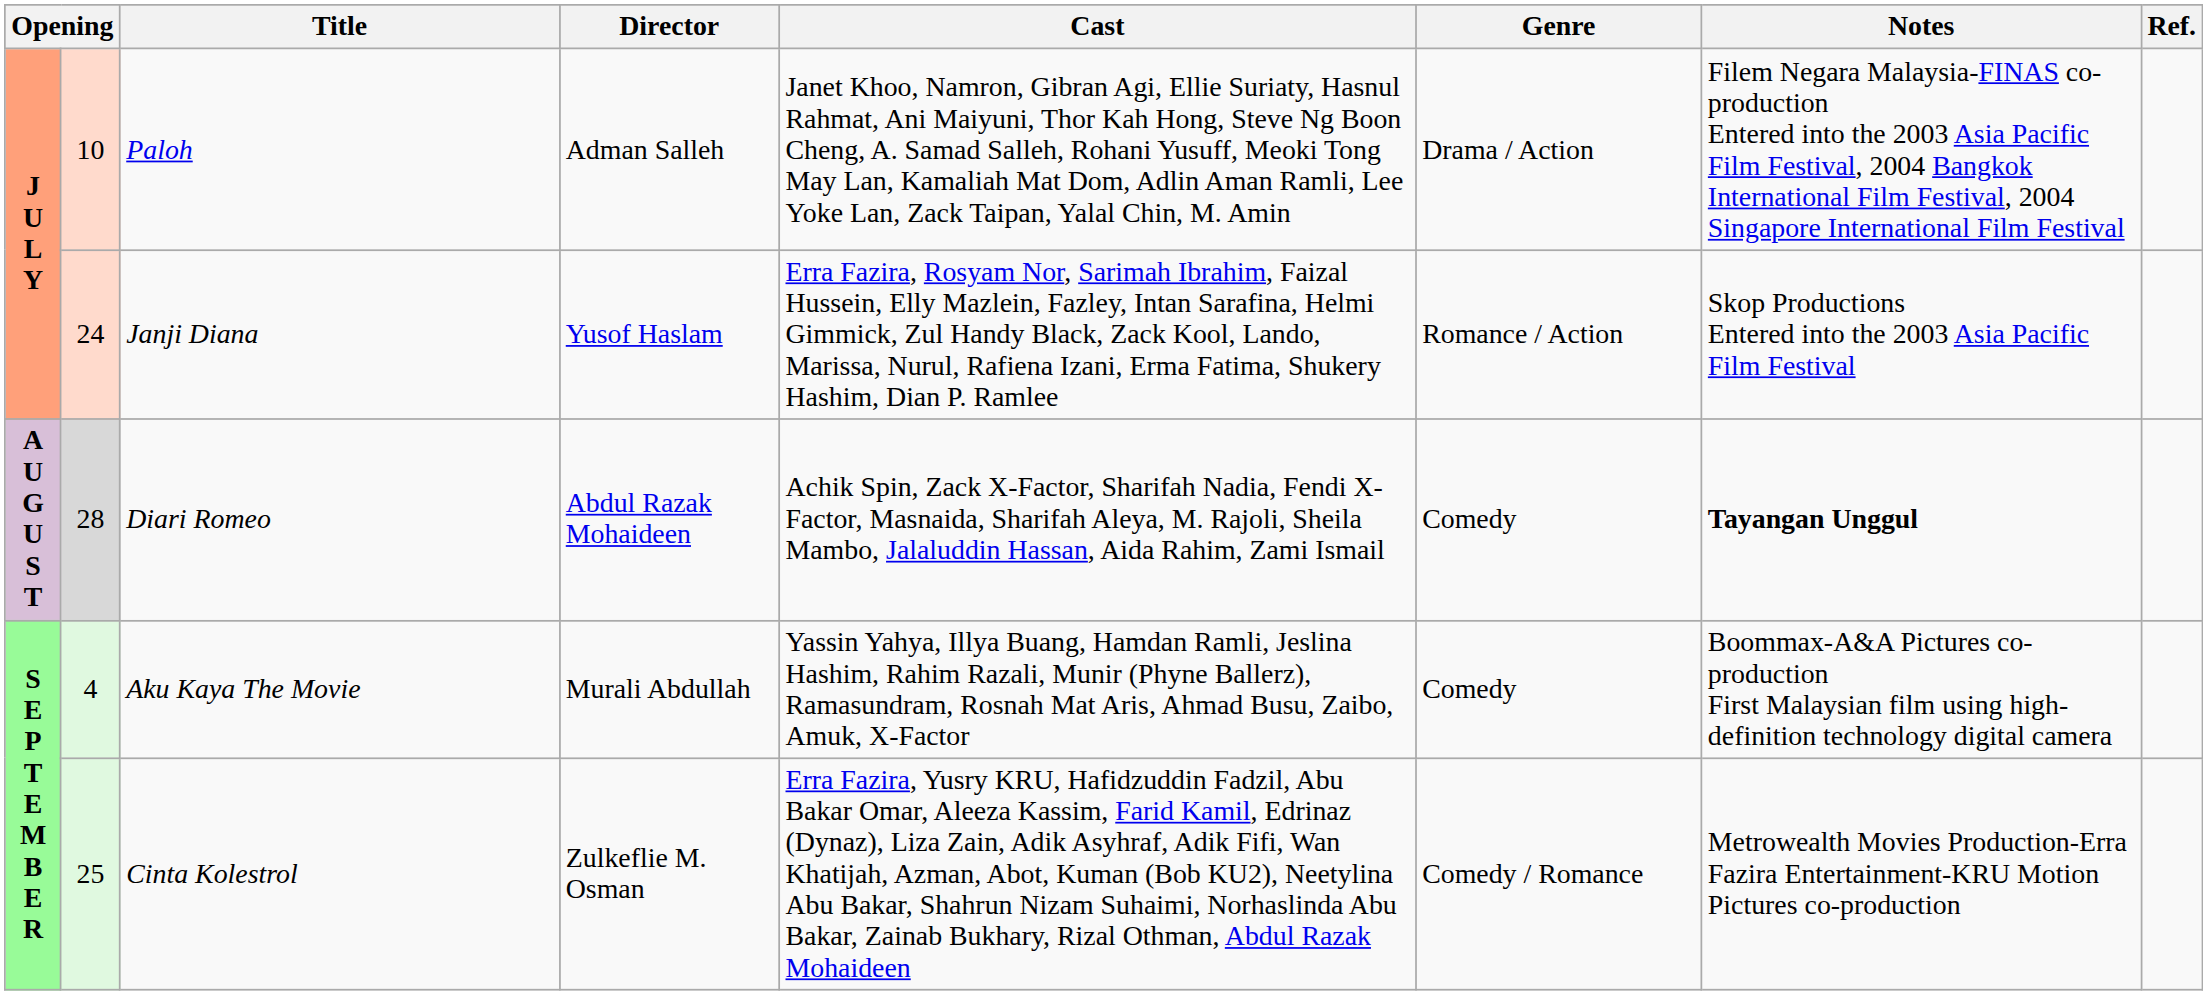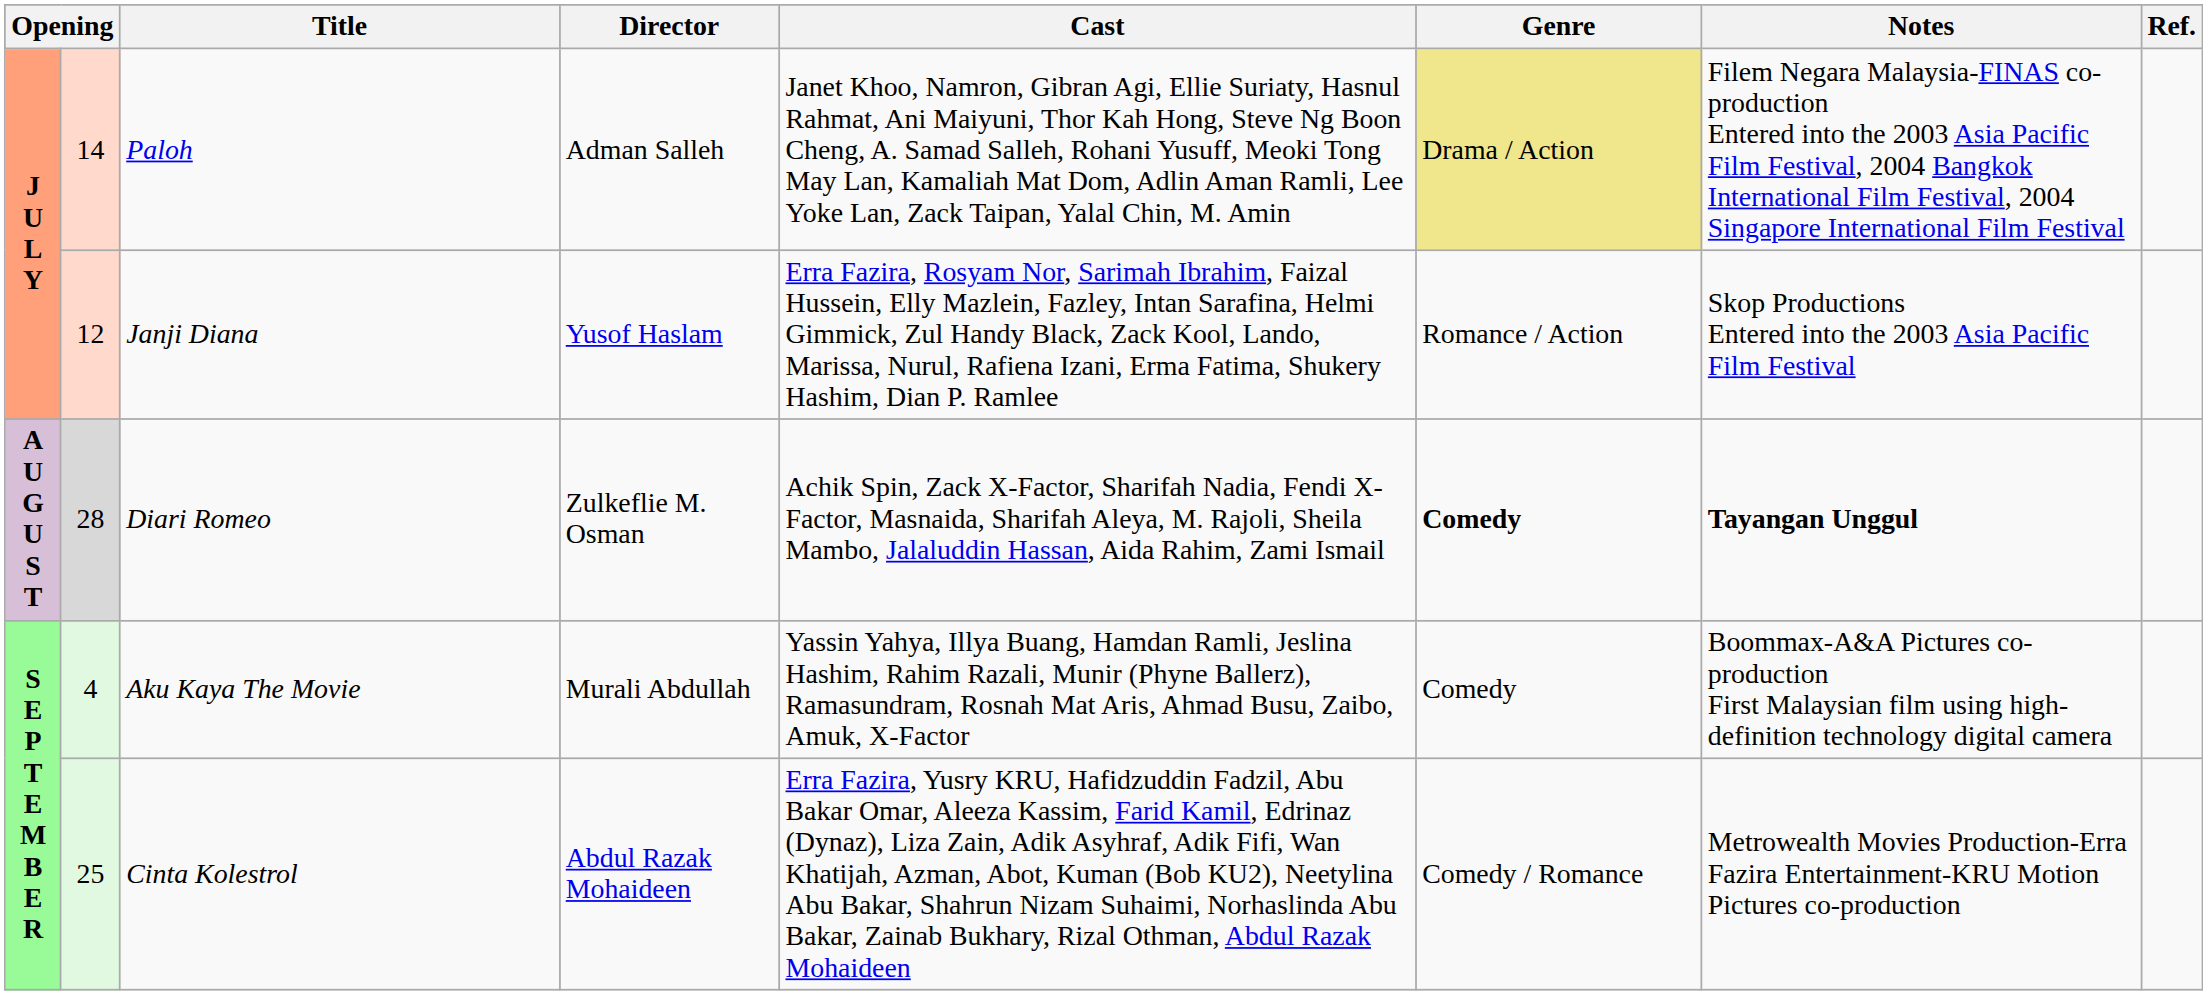(91, 149) 10 -> (91, 149) 14
(1508, 149) no background -> (1508, 149) khaki background
(91, 334) 24 -> (91, 334) 12
(639, 519) Abdul Razak Mohaideen -> (636, 519) Zulkeflie M. Osman
(1469, 519) normal -> (1472, 519) bold
(636, 873) Zulkeflie M. Osman -> (639, 873) Abdul Razak Mohaideen
